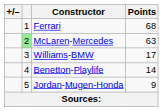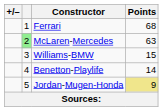(151, 55) 17 -> (151, 55) 15
(154, 84) no background -> (154, 84) khaki background
